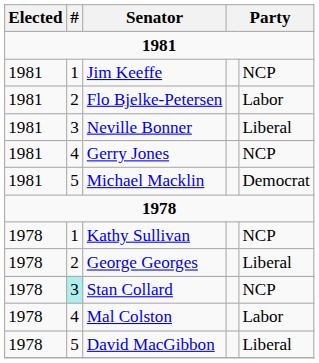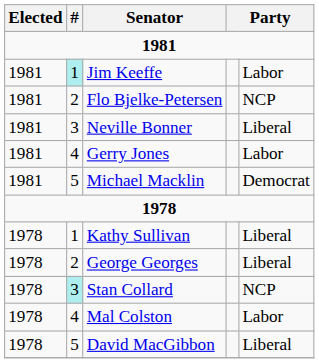(75, 72) no background -> (75, 72) paleturquoise background
(259, 72) NCP -> (263, 72) Labor
(263, 99) Labor -> (259, 99) NCP
(259, 153) NCP -> (263, 153) Labor
(259, 235) NCP -> (267, 235) Liberal
